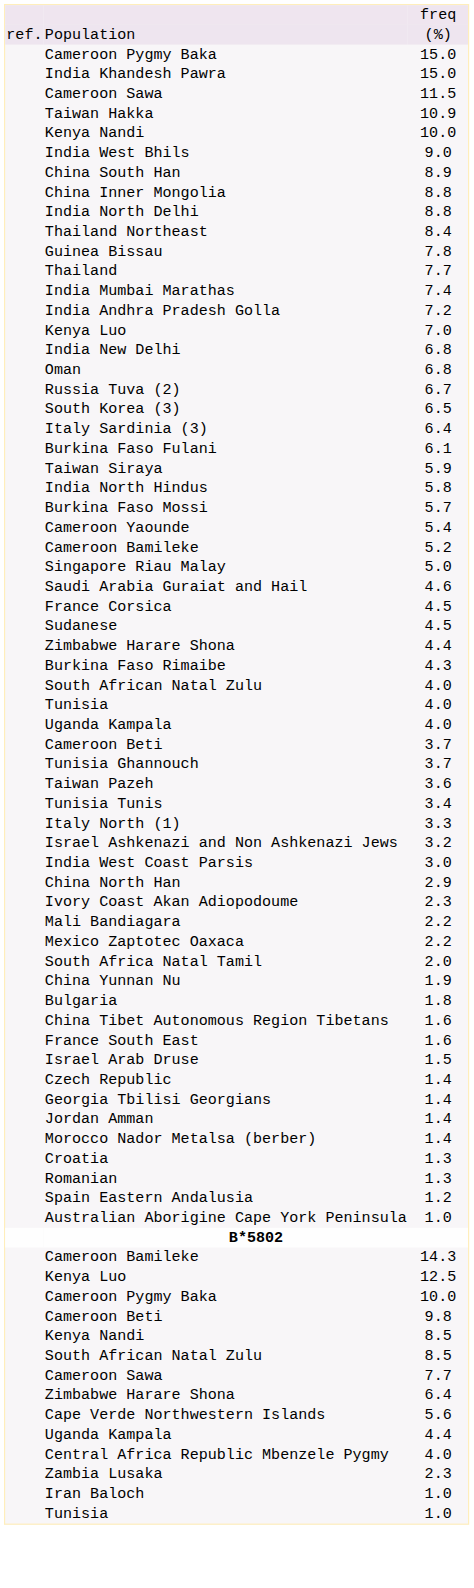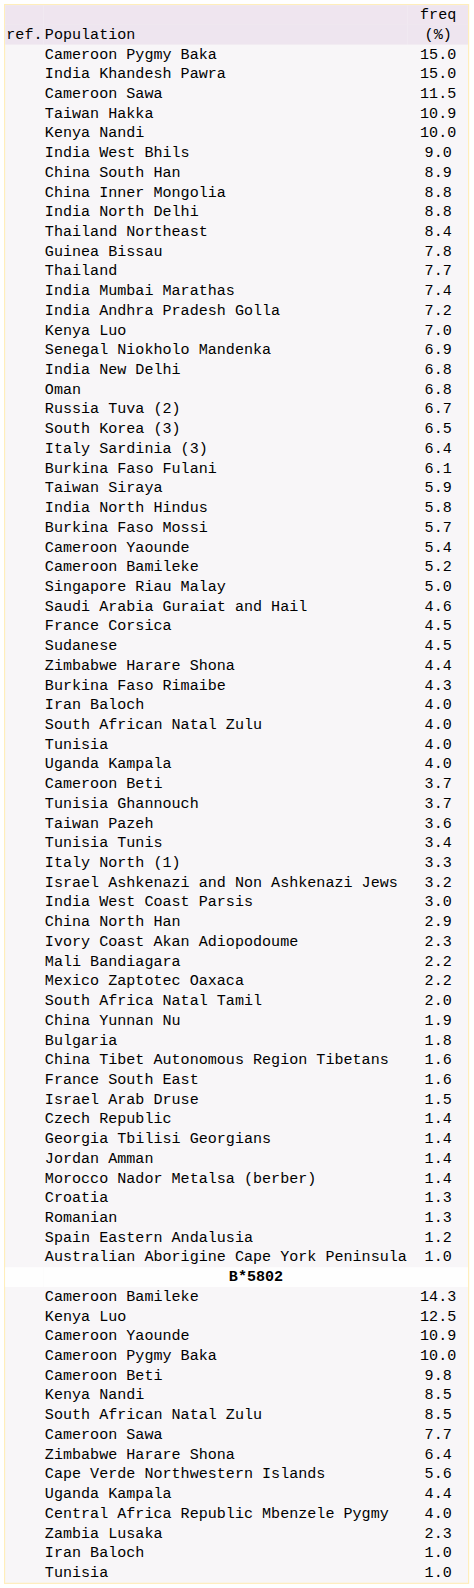+ row: (158, 350)
+ row: (95, 705)
+ row: (117, 1336)
